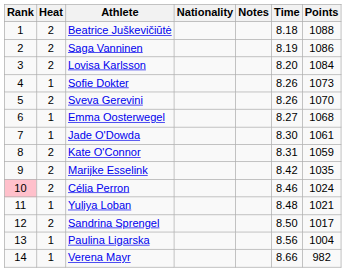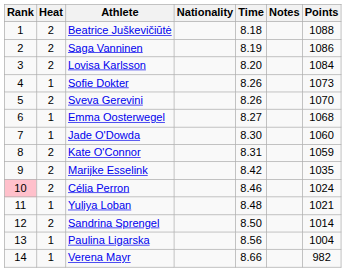columns swapped: (287, 13) <-> (254, 13)
(322, 135) 1061 -> (322, 135) 1060
(322, 223) 1017 -> (322, 223) 1014
